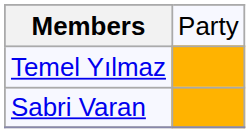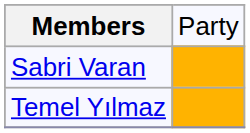rows swapped: (78, 108) <-> (88, 67)
